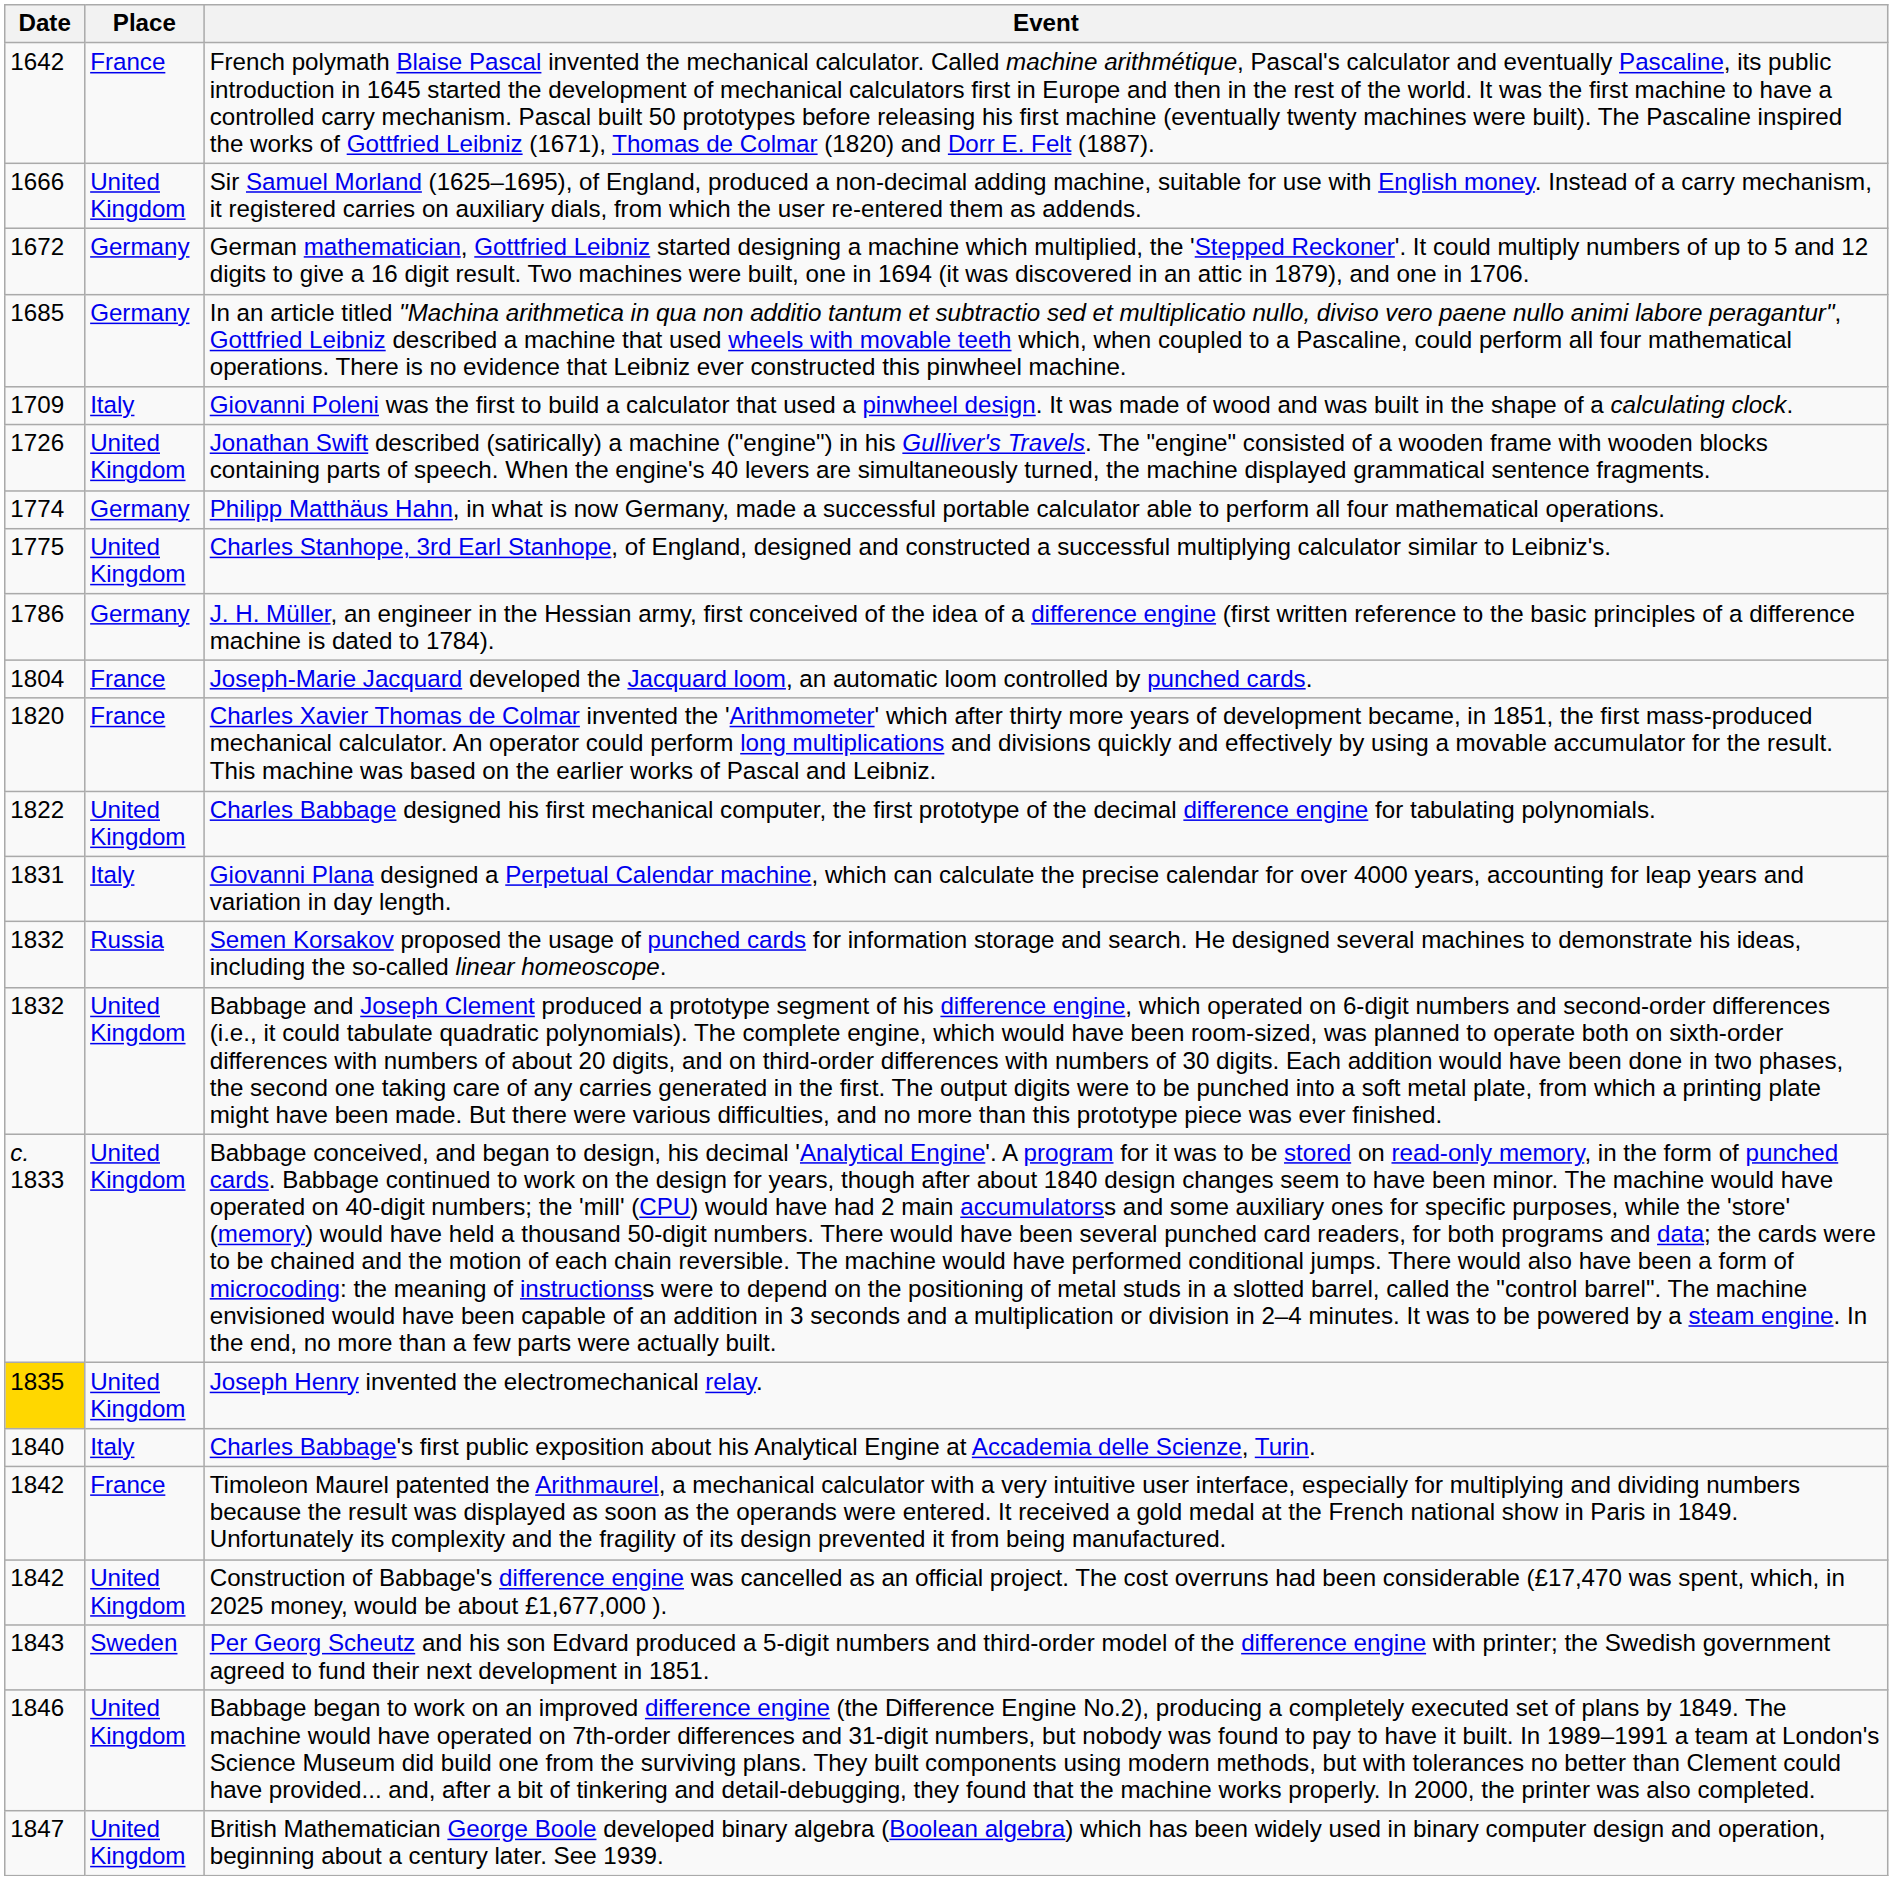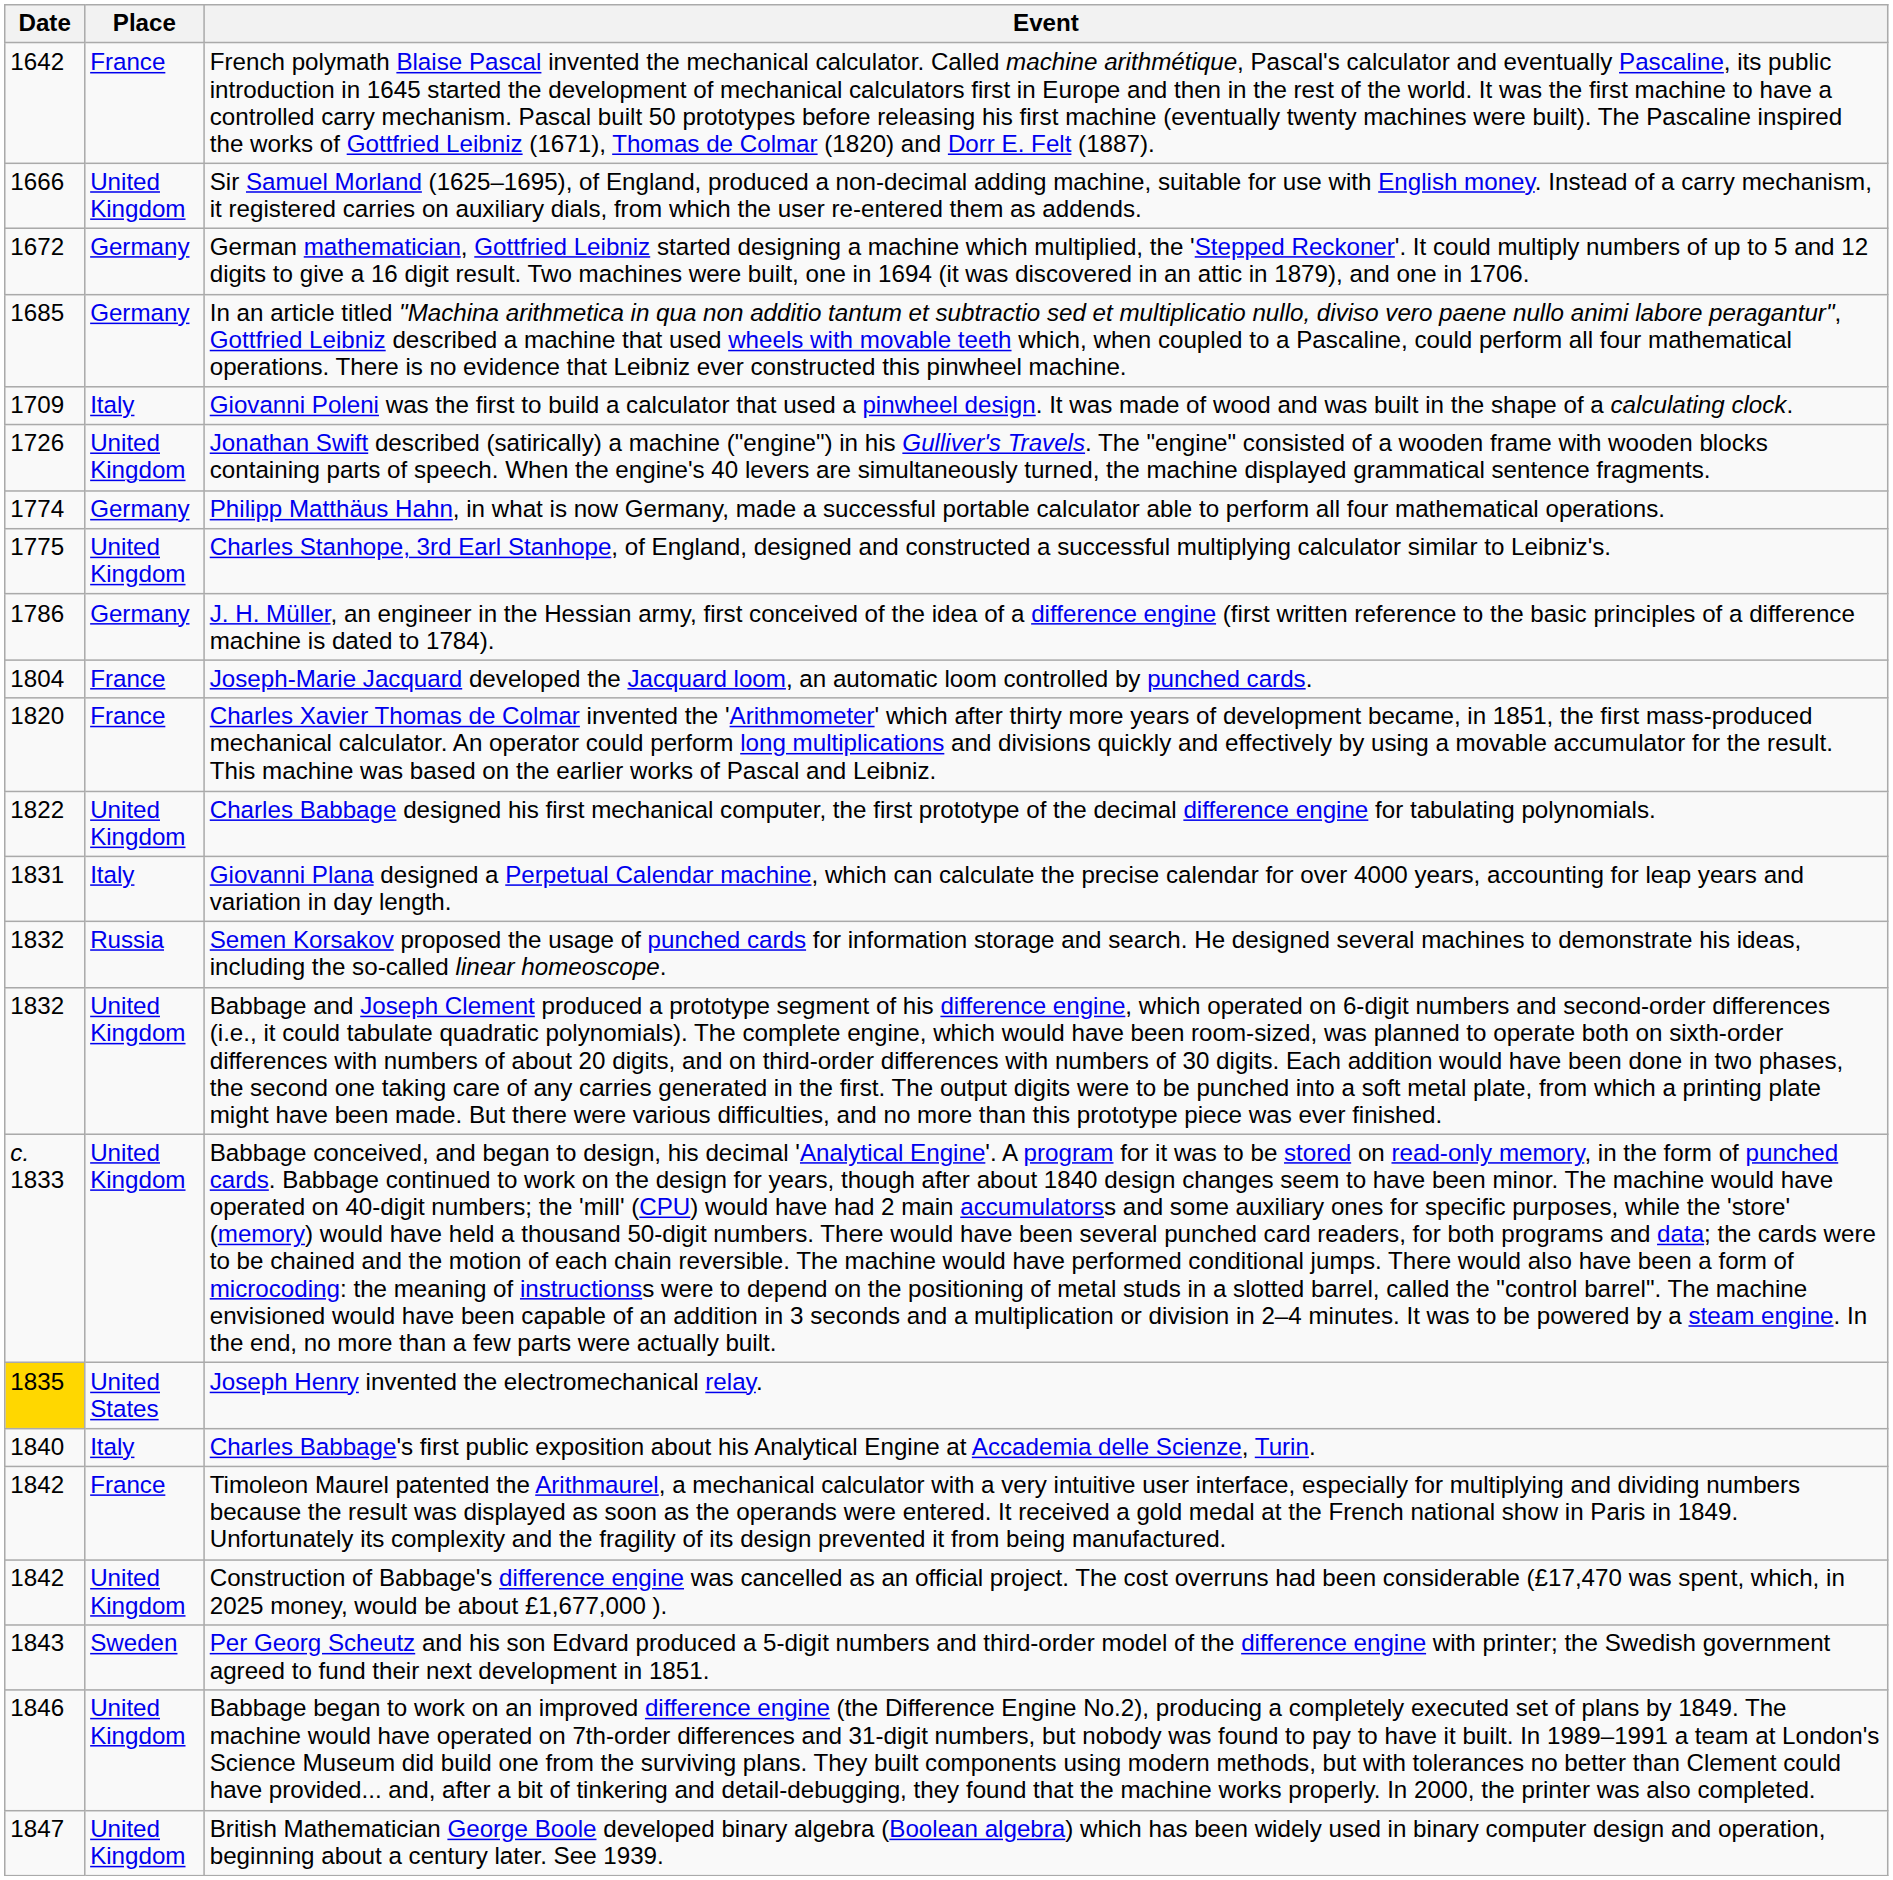(138, 1395) United Kingdom -> (125, 1395) United States
